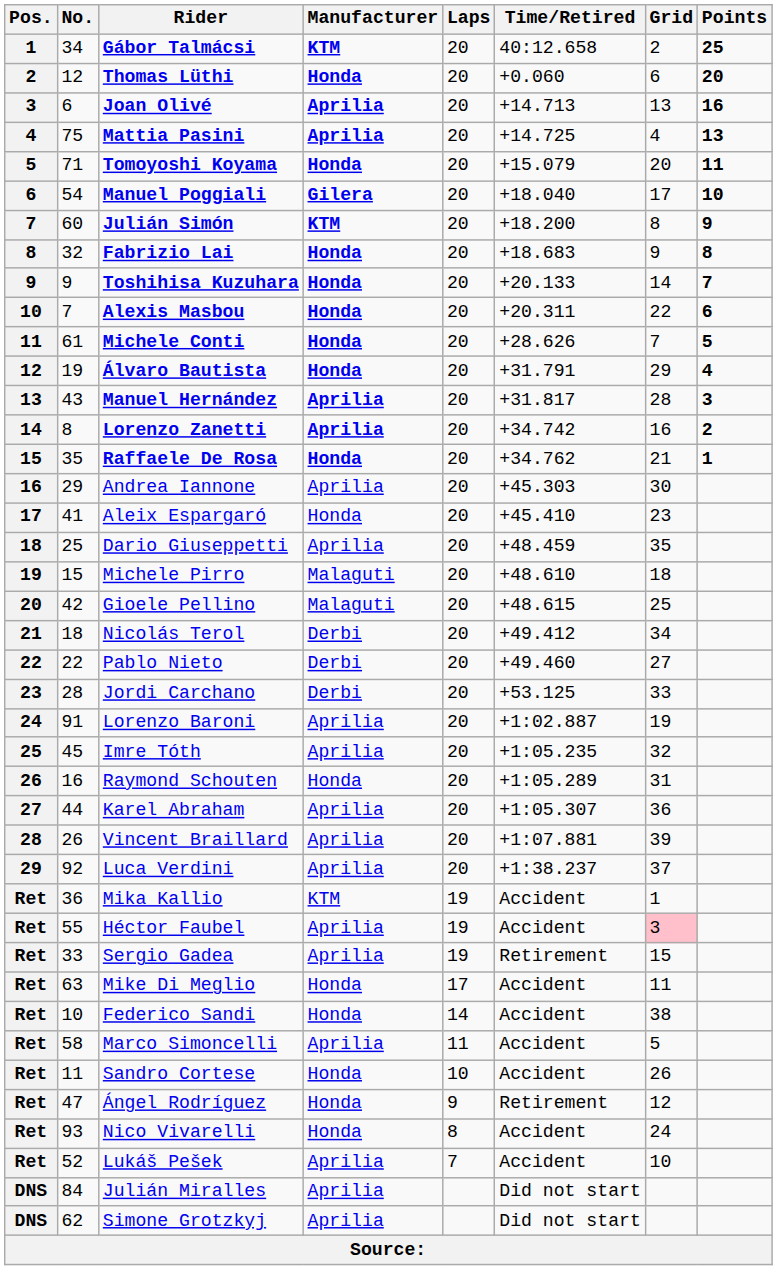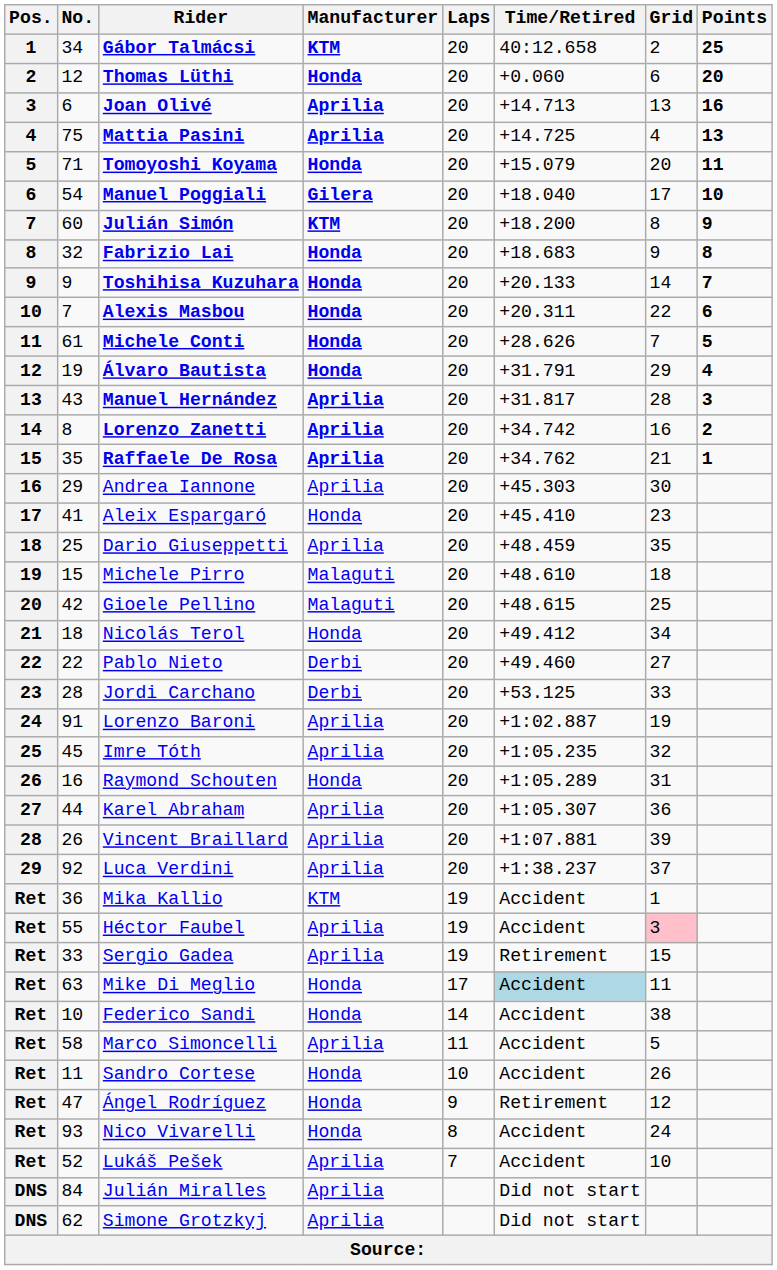(335, 459) Honda -> (346, 459) Aprilia
(335, 635) Derbi -> (335, 635) Honda
(543, 987) no background -> (543, 987) lightblue background
